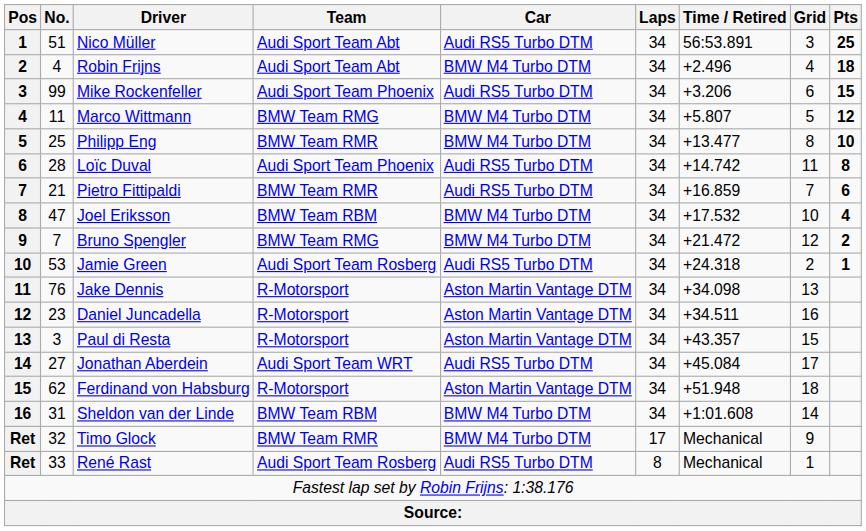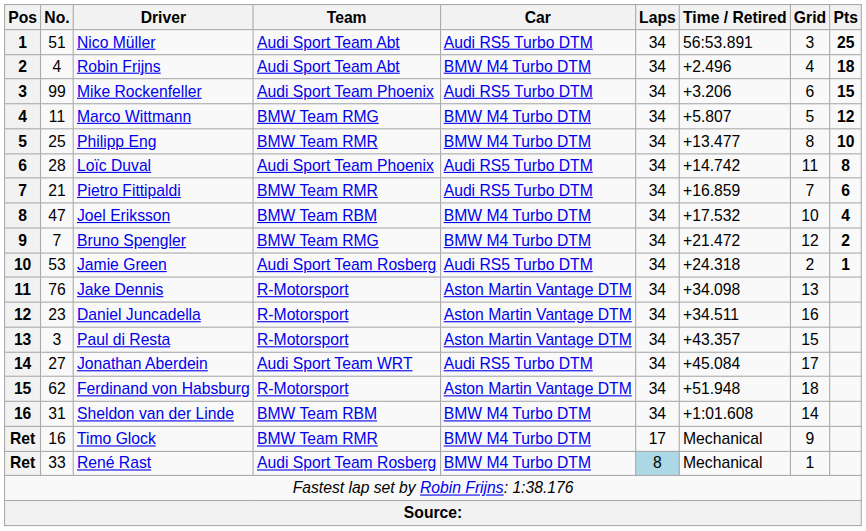(57, 439) 32 -> (57, 439) 16
(518, 464) Audi RS5 Turbo DTM -> (517, 464) BMW M4 Turbo DTM
(657, 464) no background -> (657, 464) lightblue background
